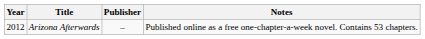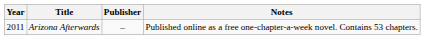(16, 27) 2012 -> (16, 27) 2011
